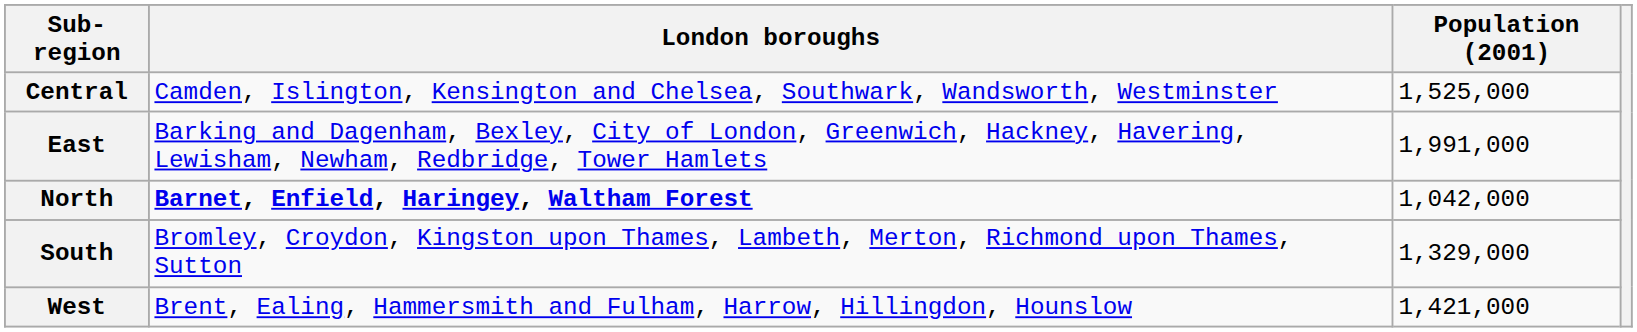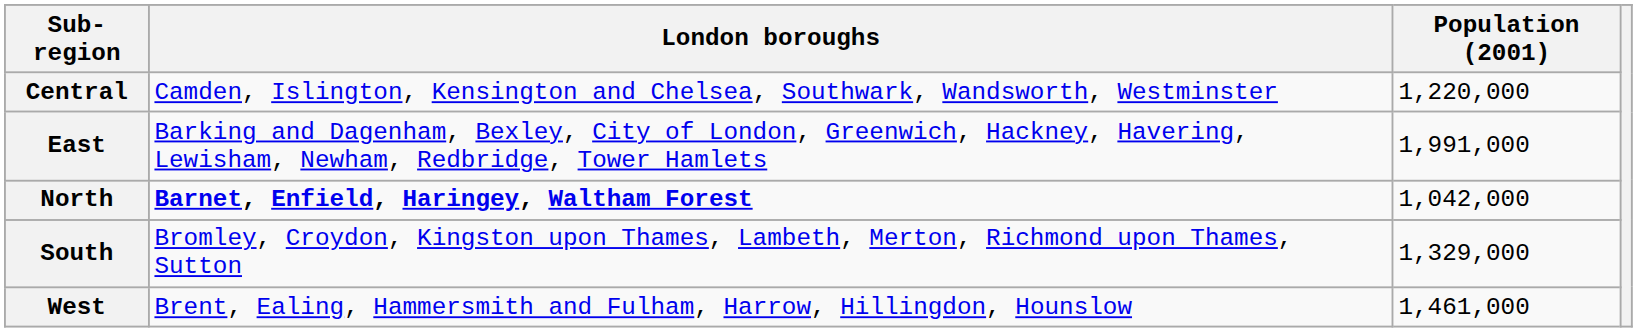(1464, 92) 1,525,000 -> (1464, 92) 1,220,000
(1464, 307) 1,421,000 -> (1464, 307) 1,461,000
